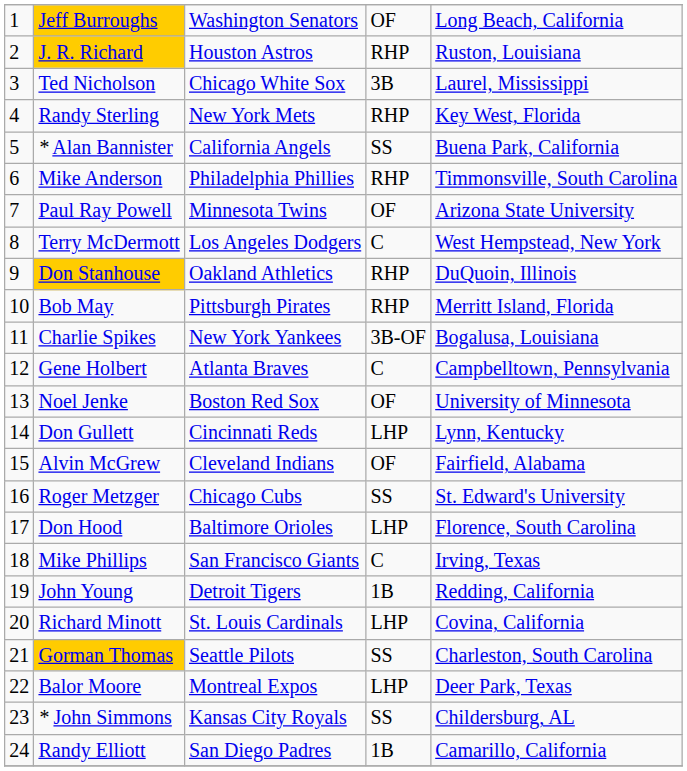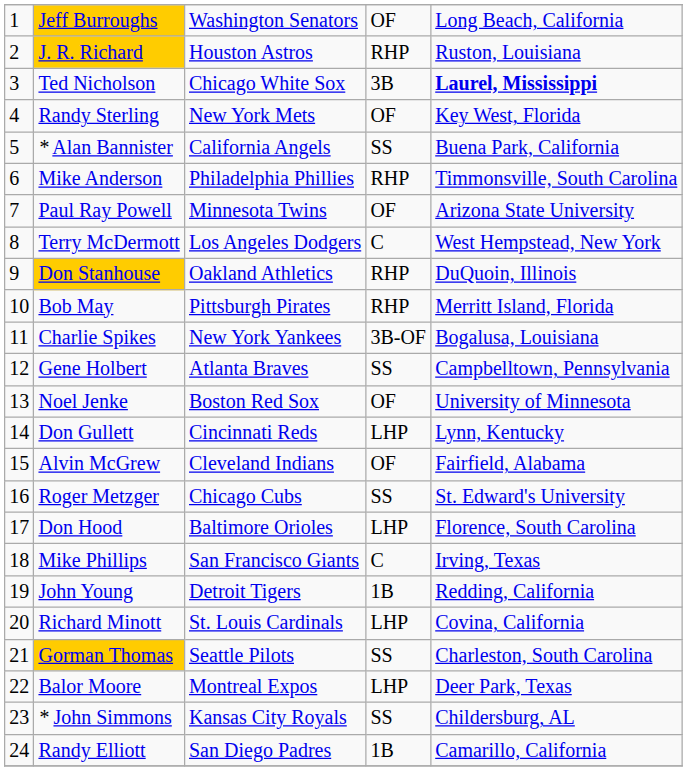(512, 83) normal -> (516, 83) bold
(390, 115) RHP -> (383, 115) OF
(377, 369) C -> (382, 369) SS
